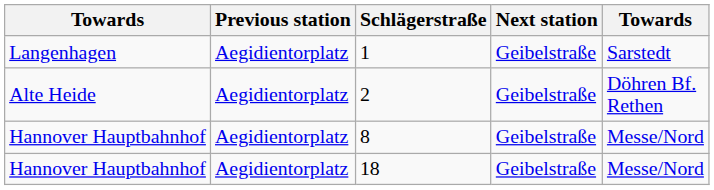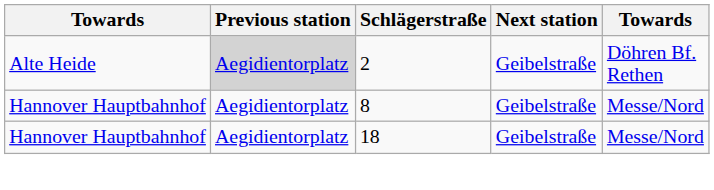- row: (365, 51)
(282, 94) no background -> (282, 62) lightgrey background
